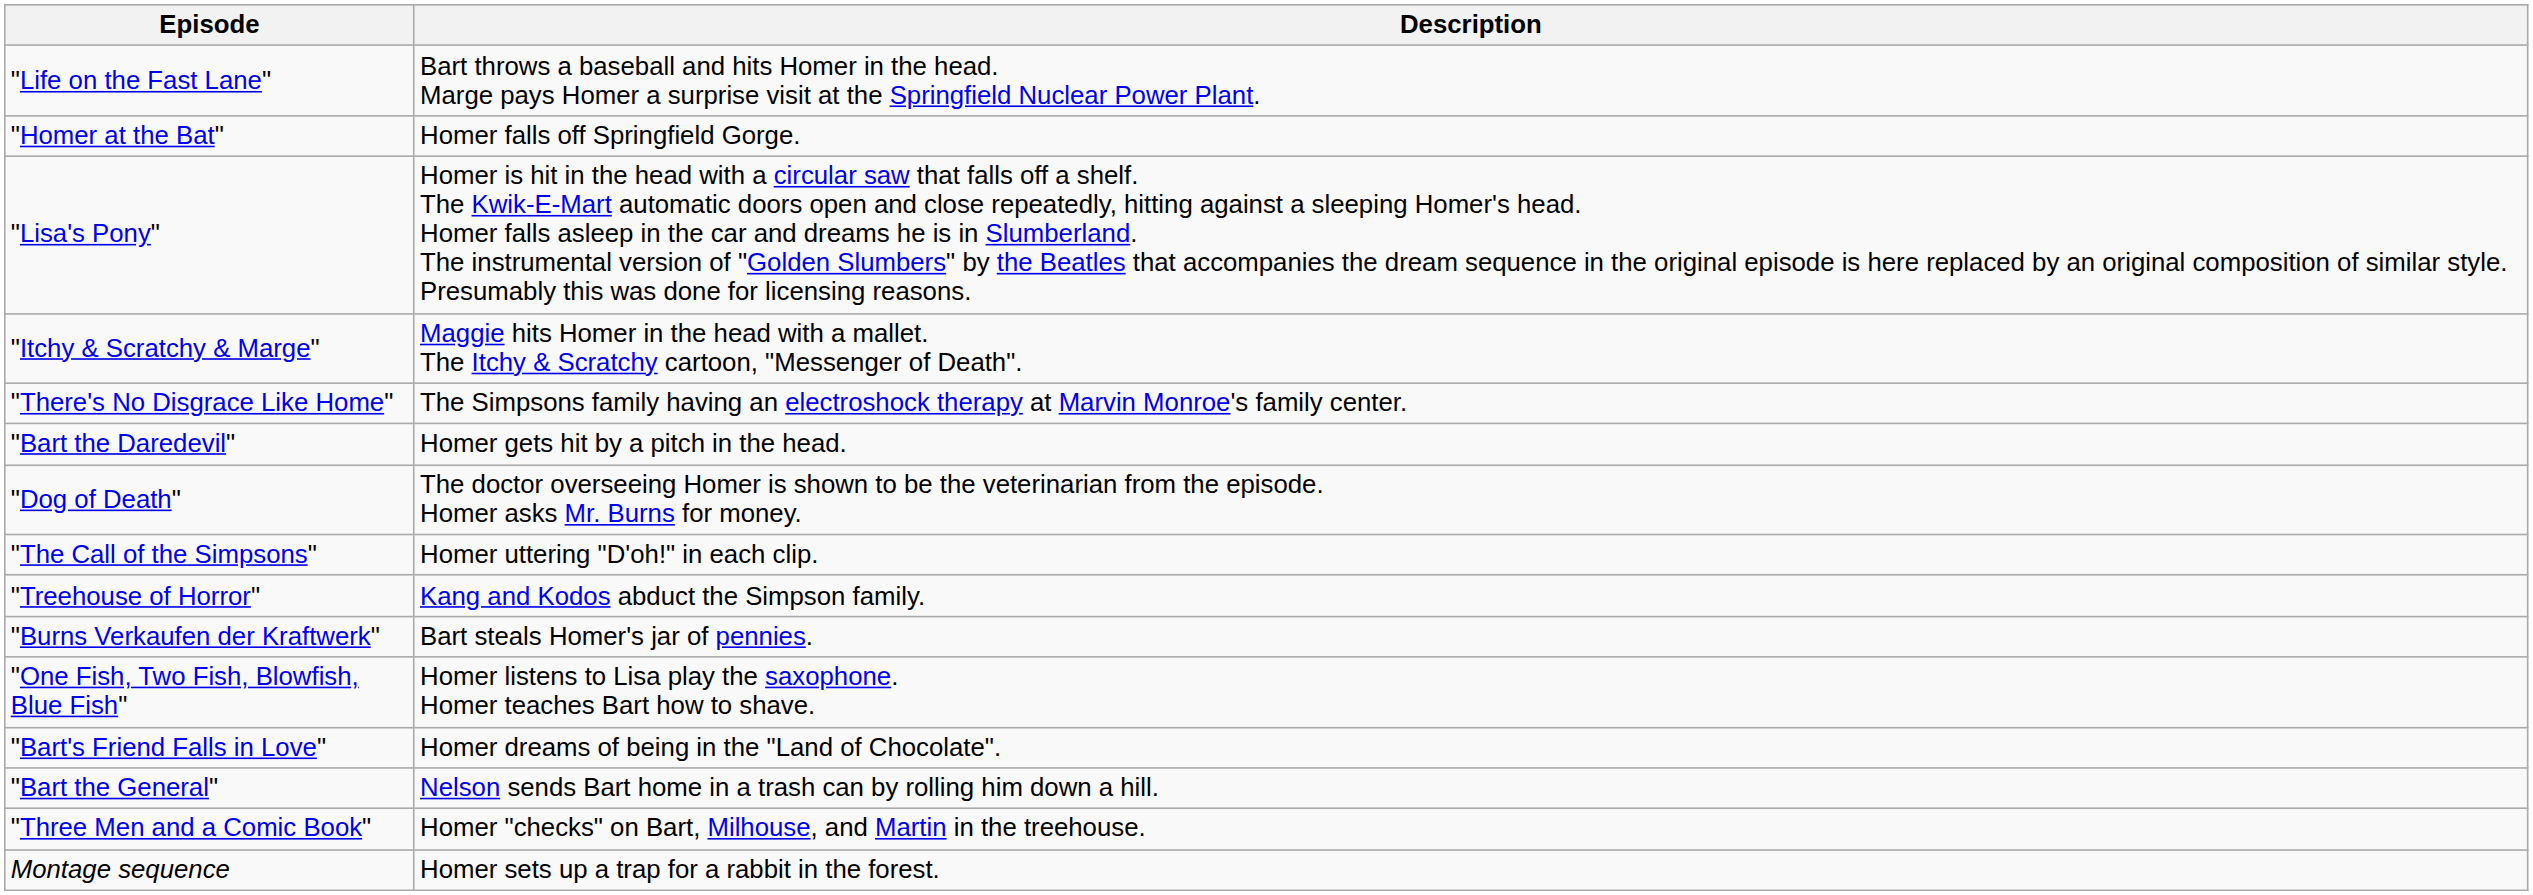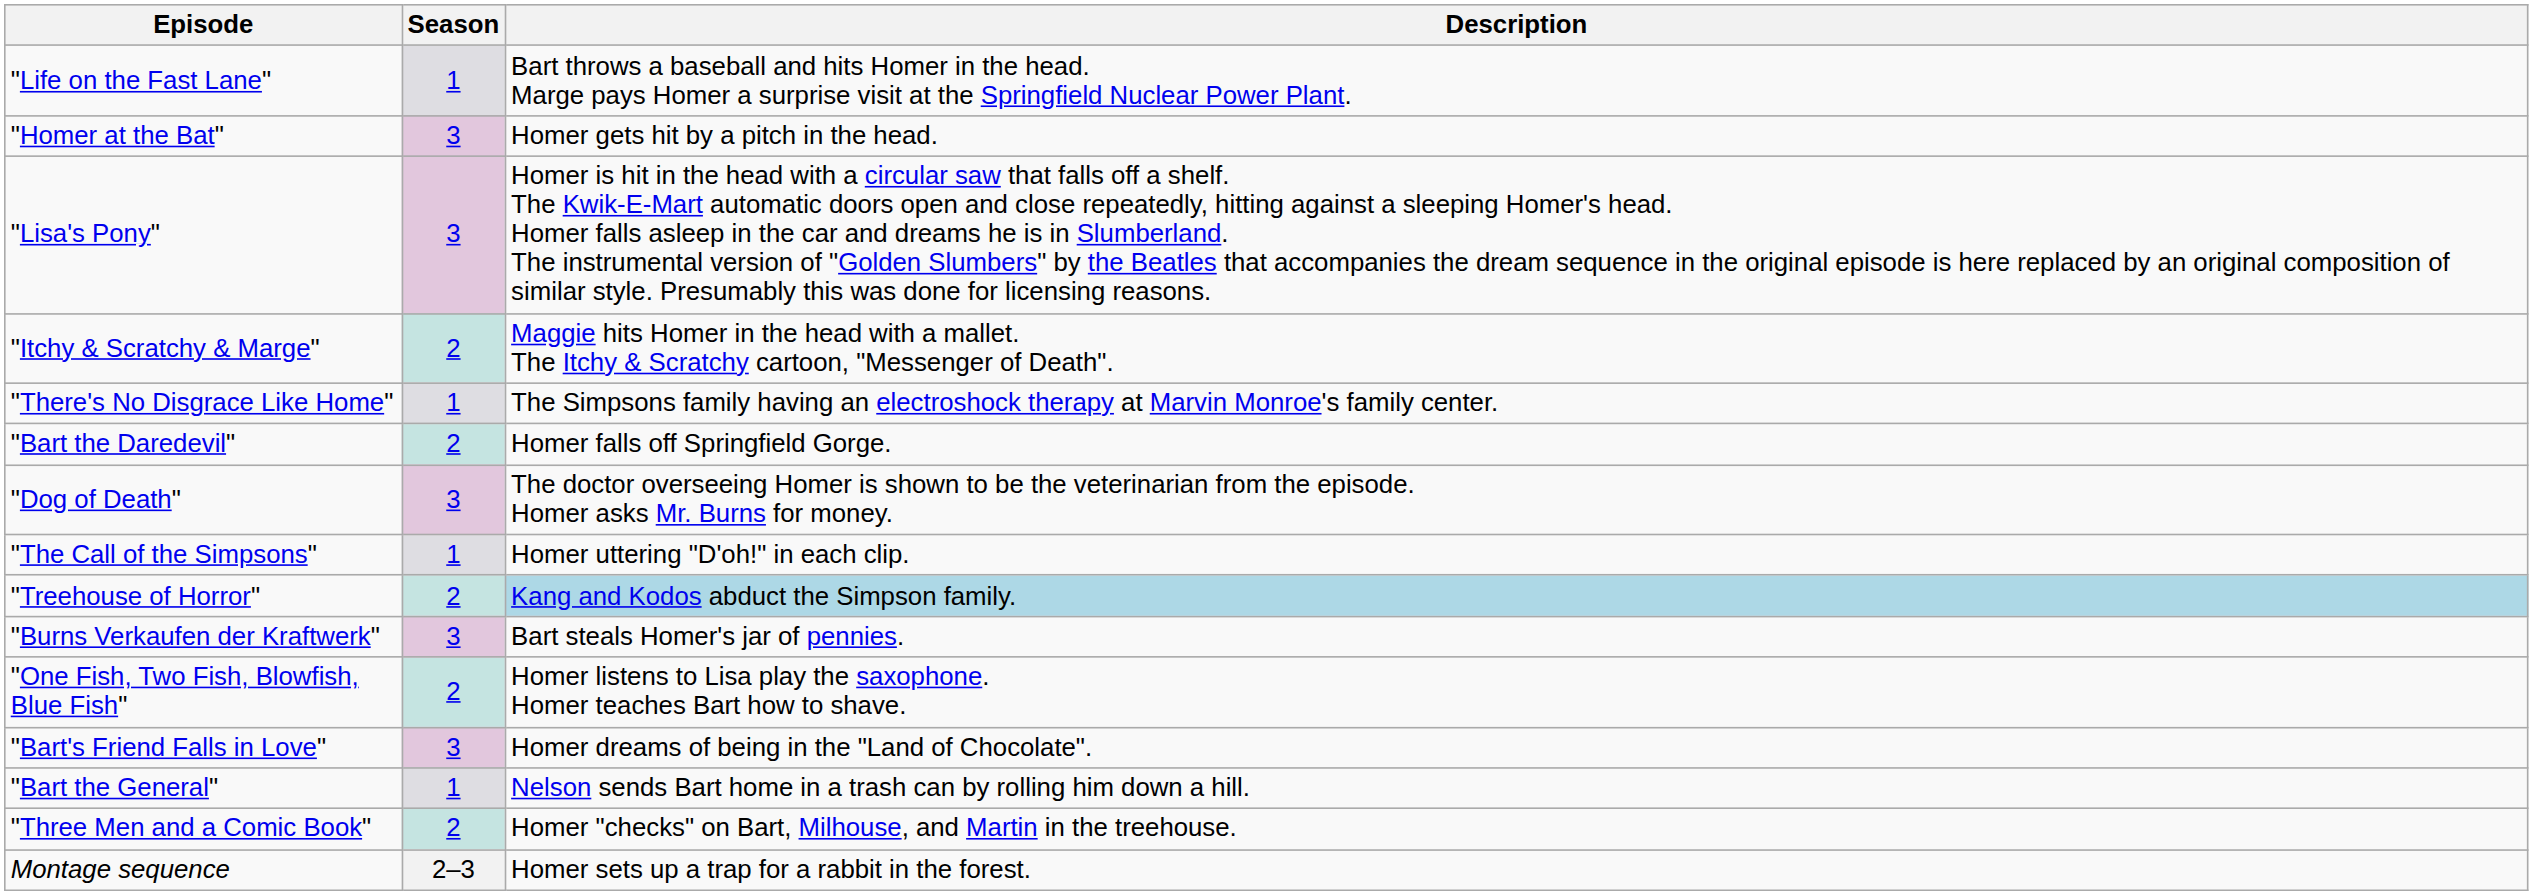+ column: (453, 24)
(610, 135) Homer falls off Springfield Gorge. -> (724, 135) Homer gets hit by a pitch in the head.
(633, 443) Homer gets hit by a pitch in the head. -> (701, 443) Homer falls off Springfield Gorge.
(673, 595) no background -> (764, 595) lightblue background
